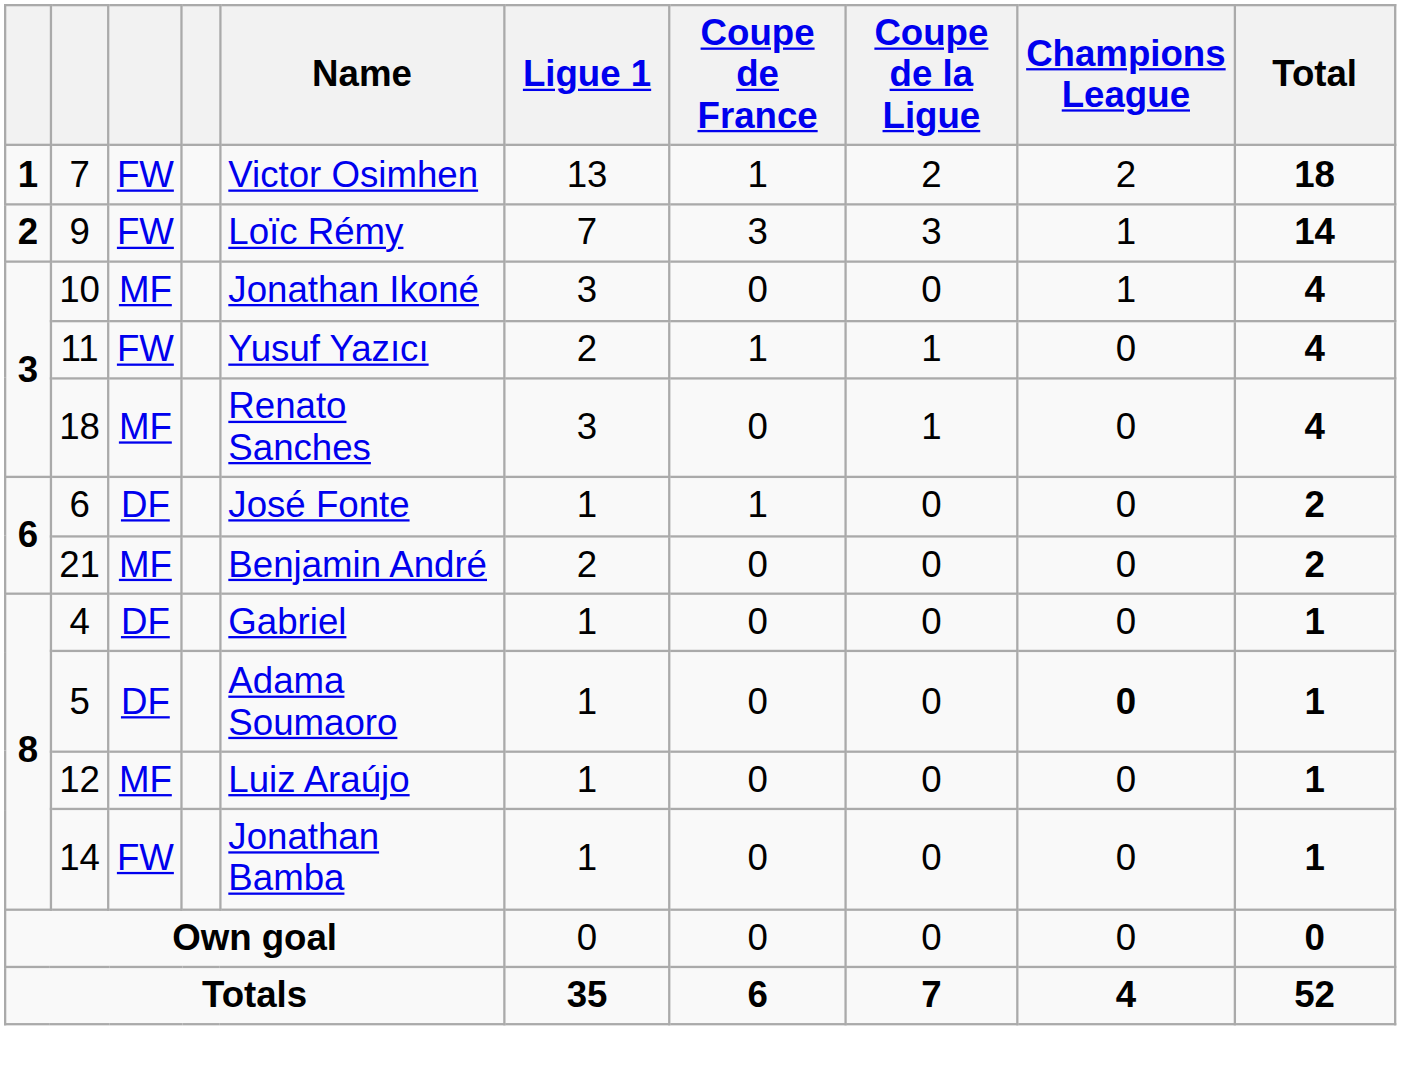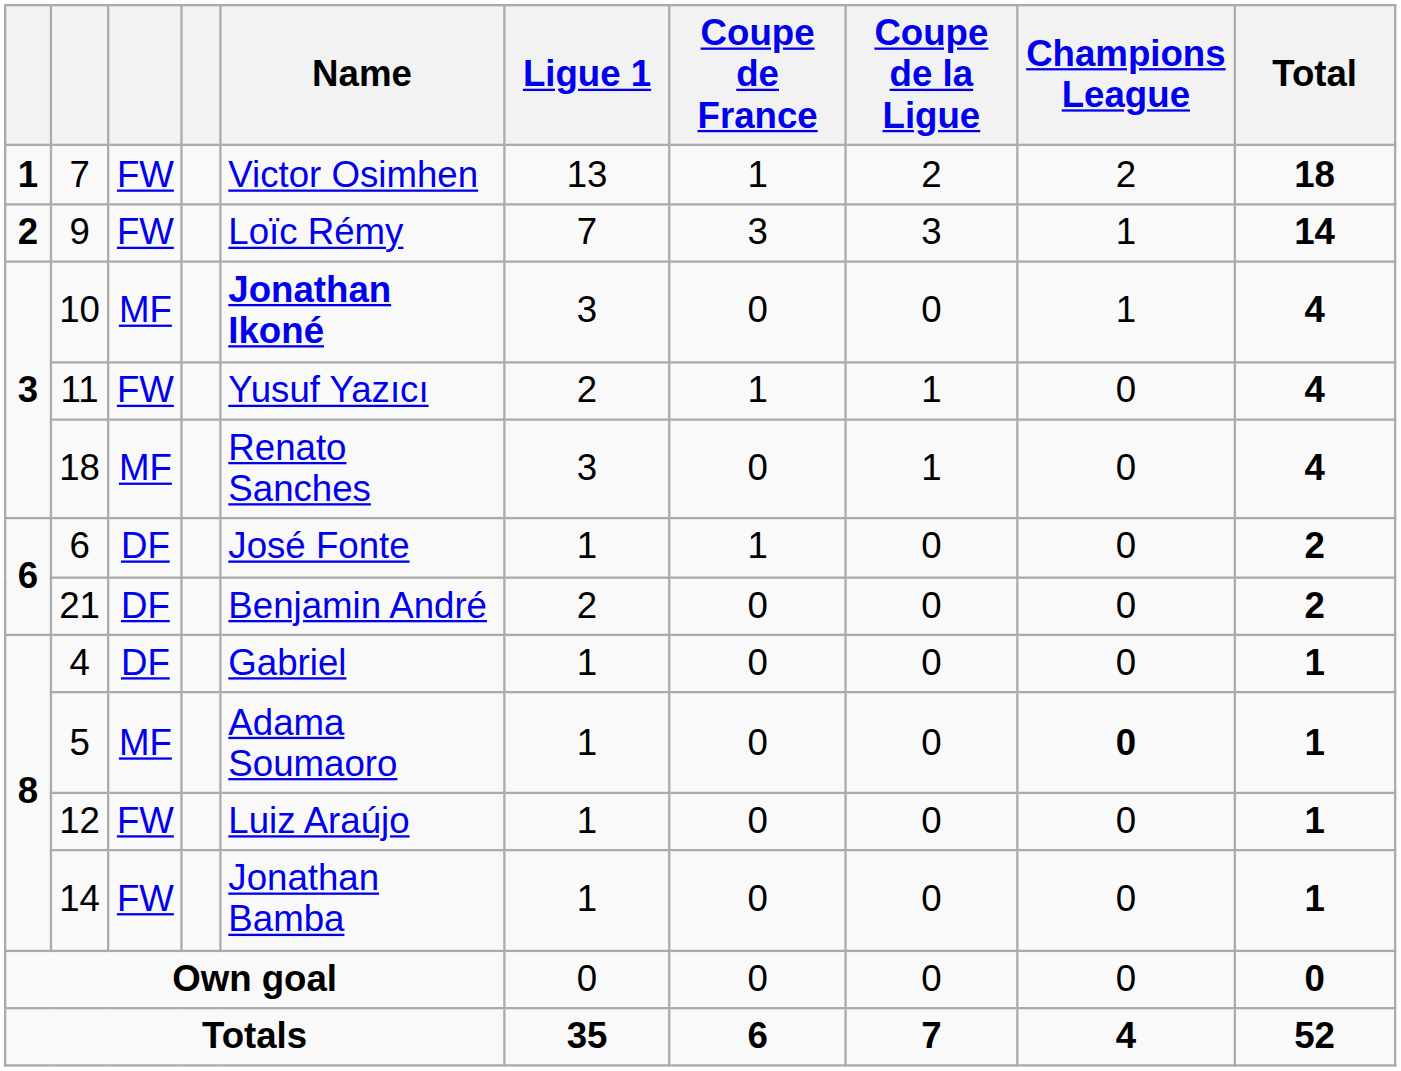(354, 290) normal -> (310, 310) bold
(145, 563) MF -> (145, 605) DF
(145, 700) DF -> (145, 742) MF
(145, 779) MF -> (145, 820) FW
